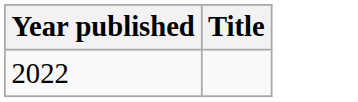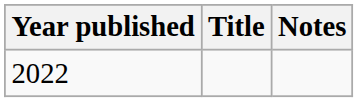+ column: (312, 27)
